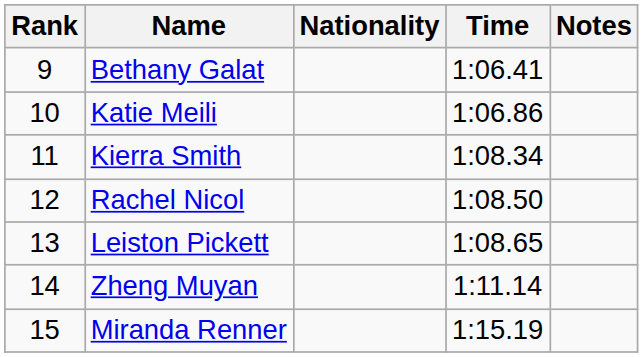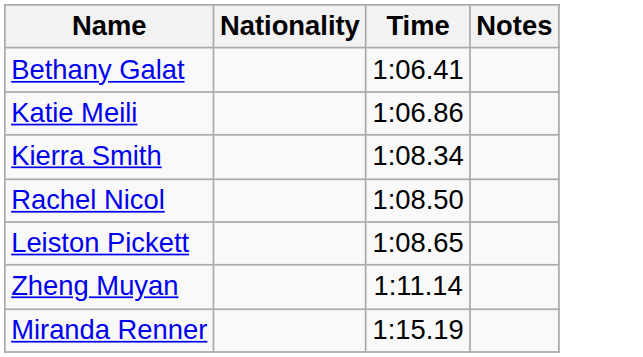- column: (45, 26)
